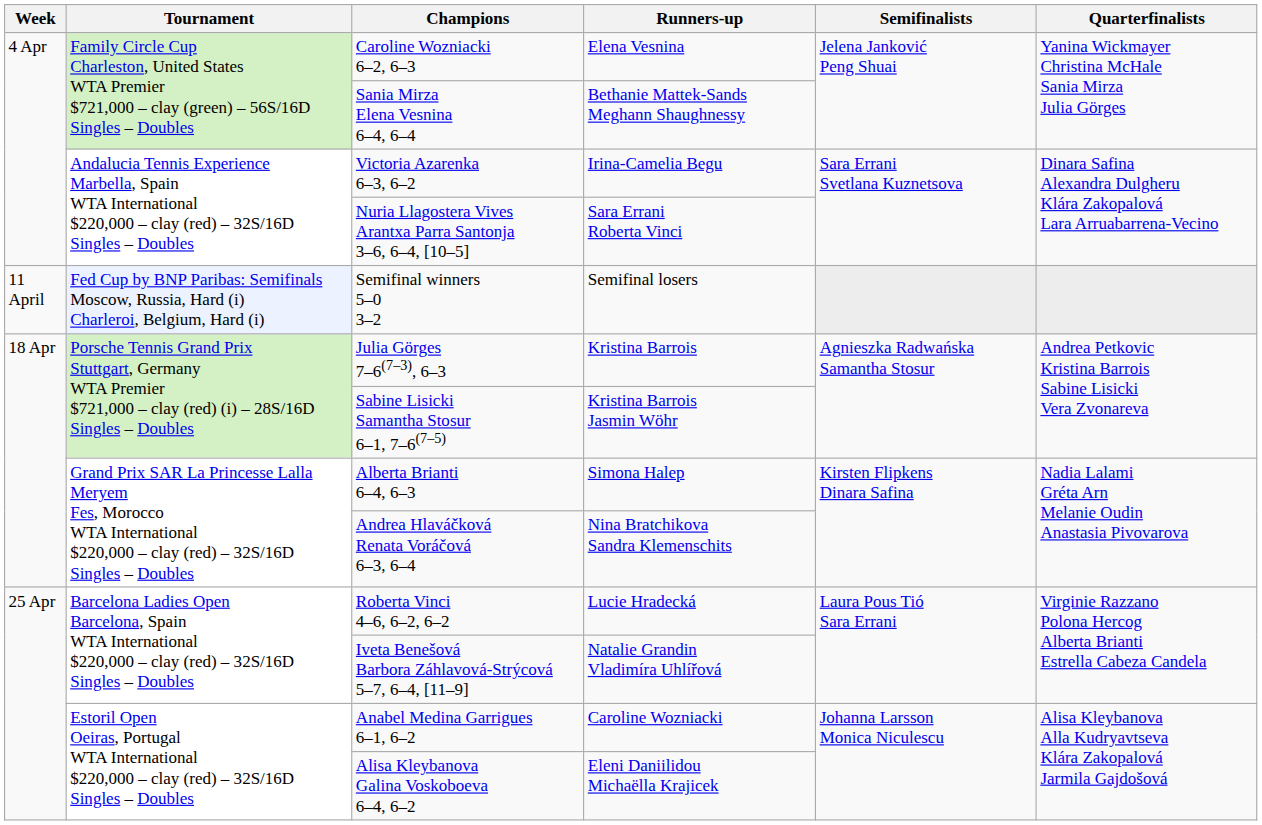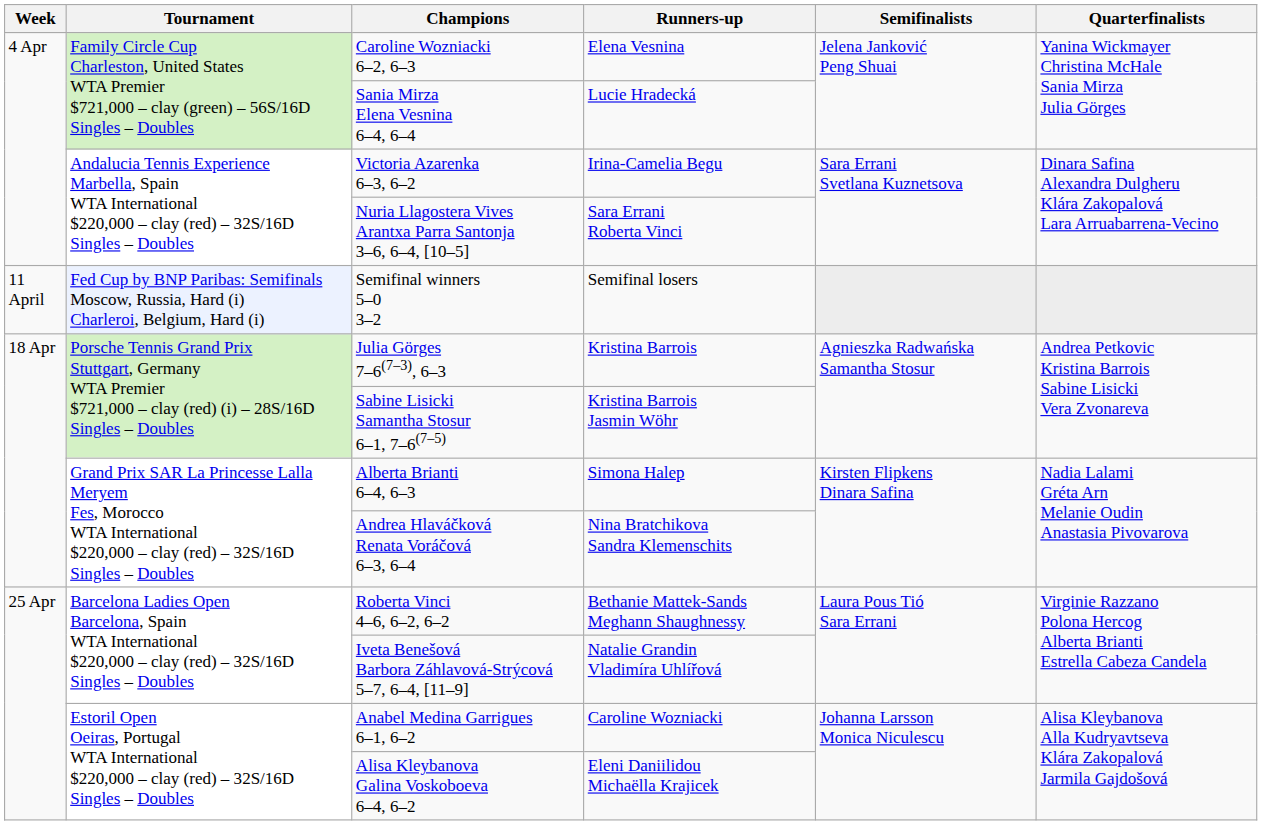(667, 105) Bethanie Mattek-Sands Meghann Shaughnessy -> (642, 95) Lucie Hradecká
(642, 600) Lucie Hradecká -> (667, 610) Bethanie Mattek-Sands Meghann Shaughnessy
